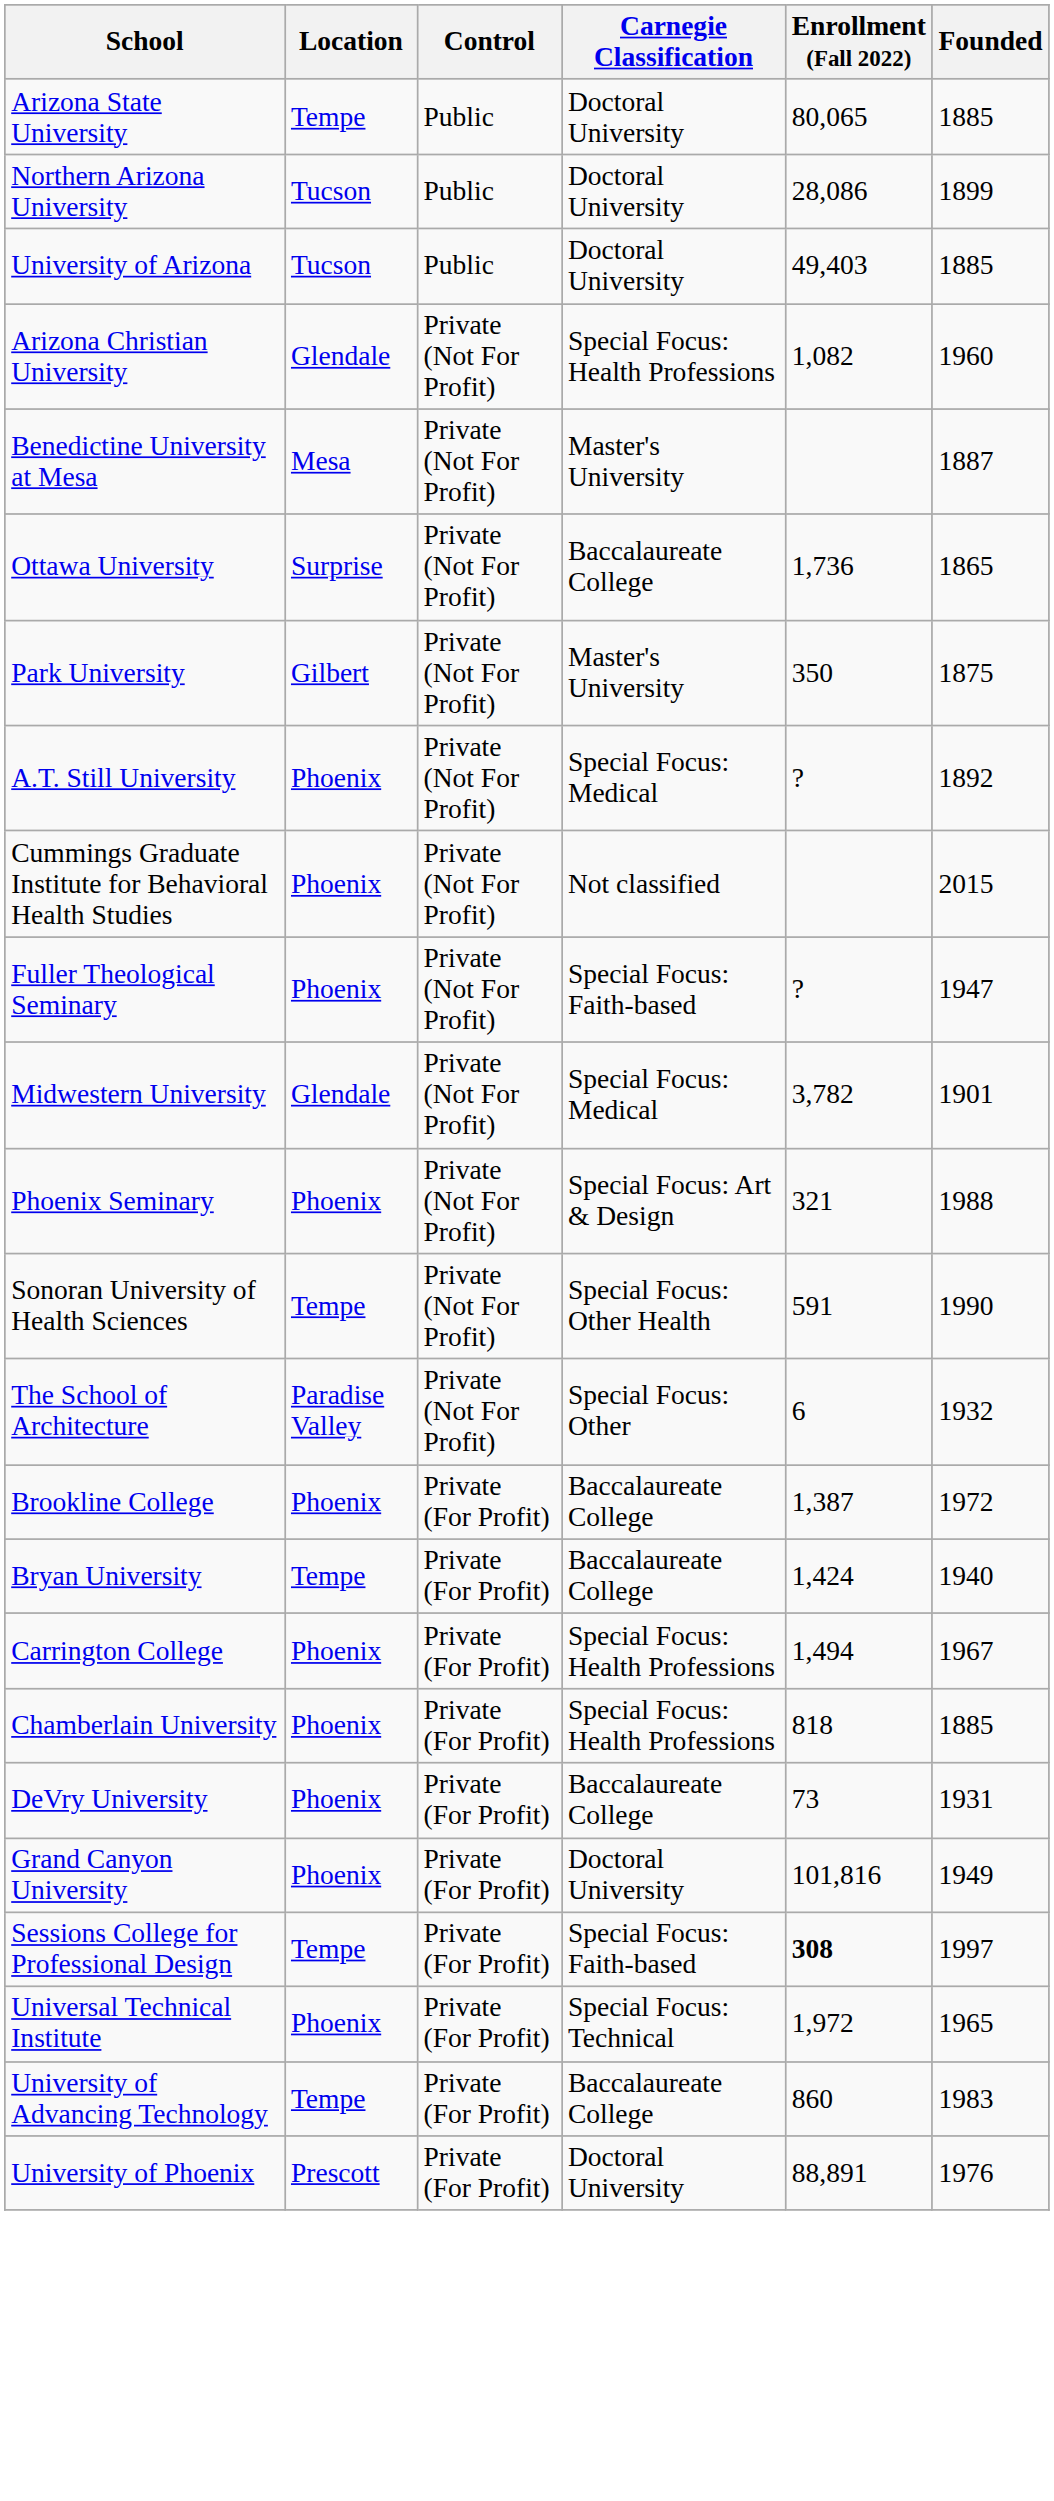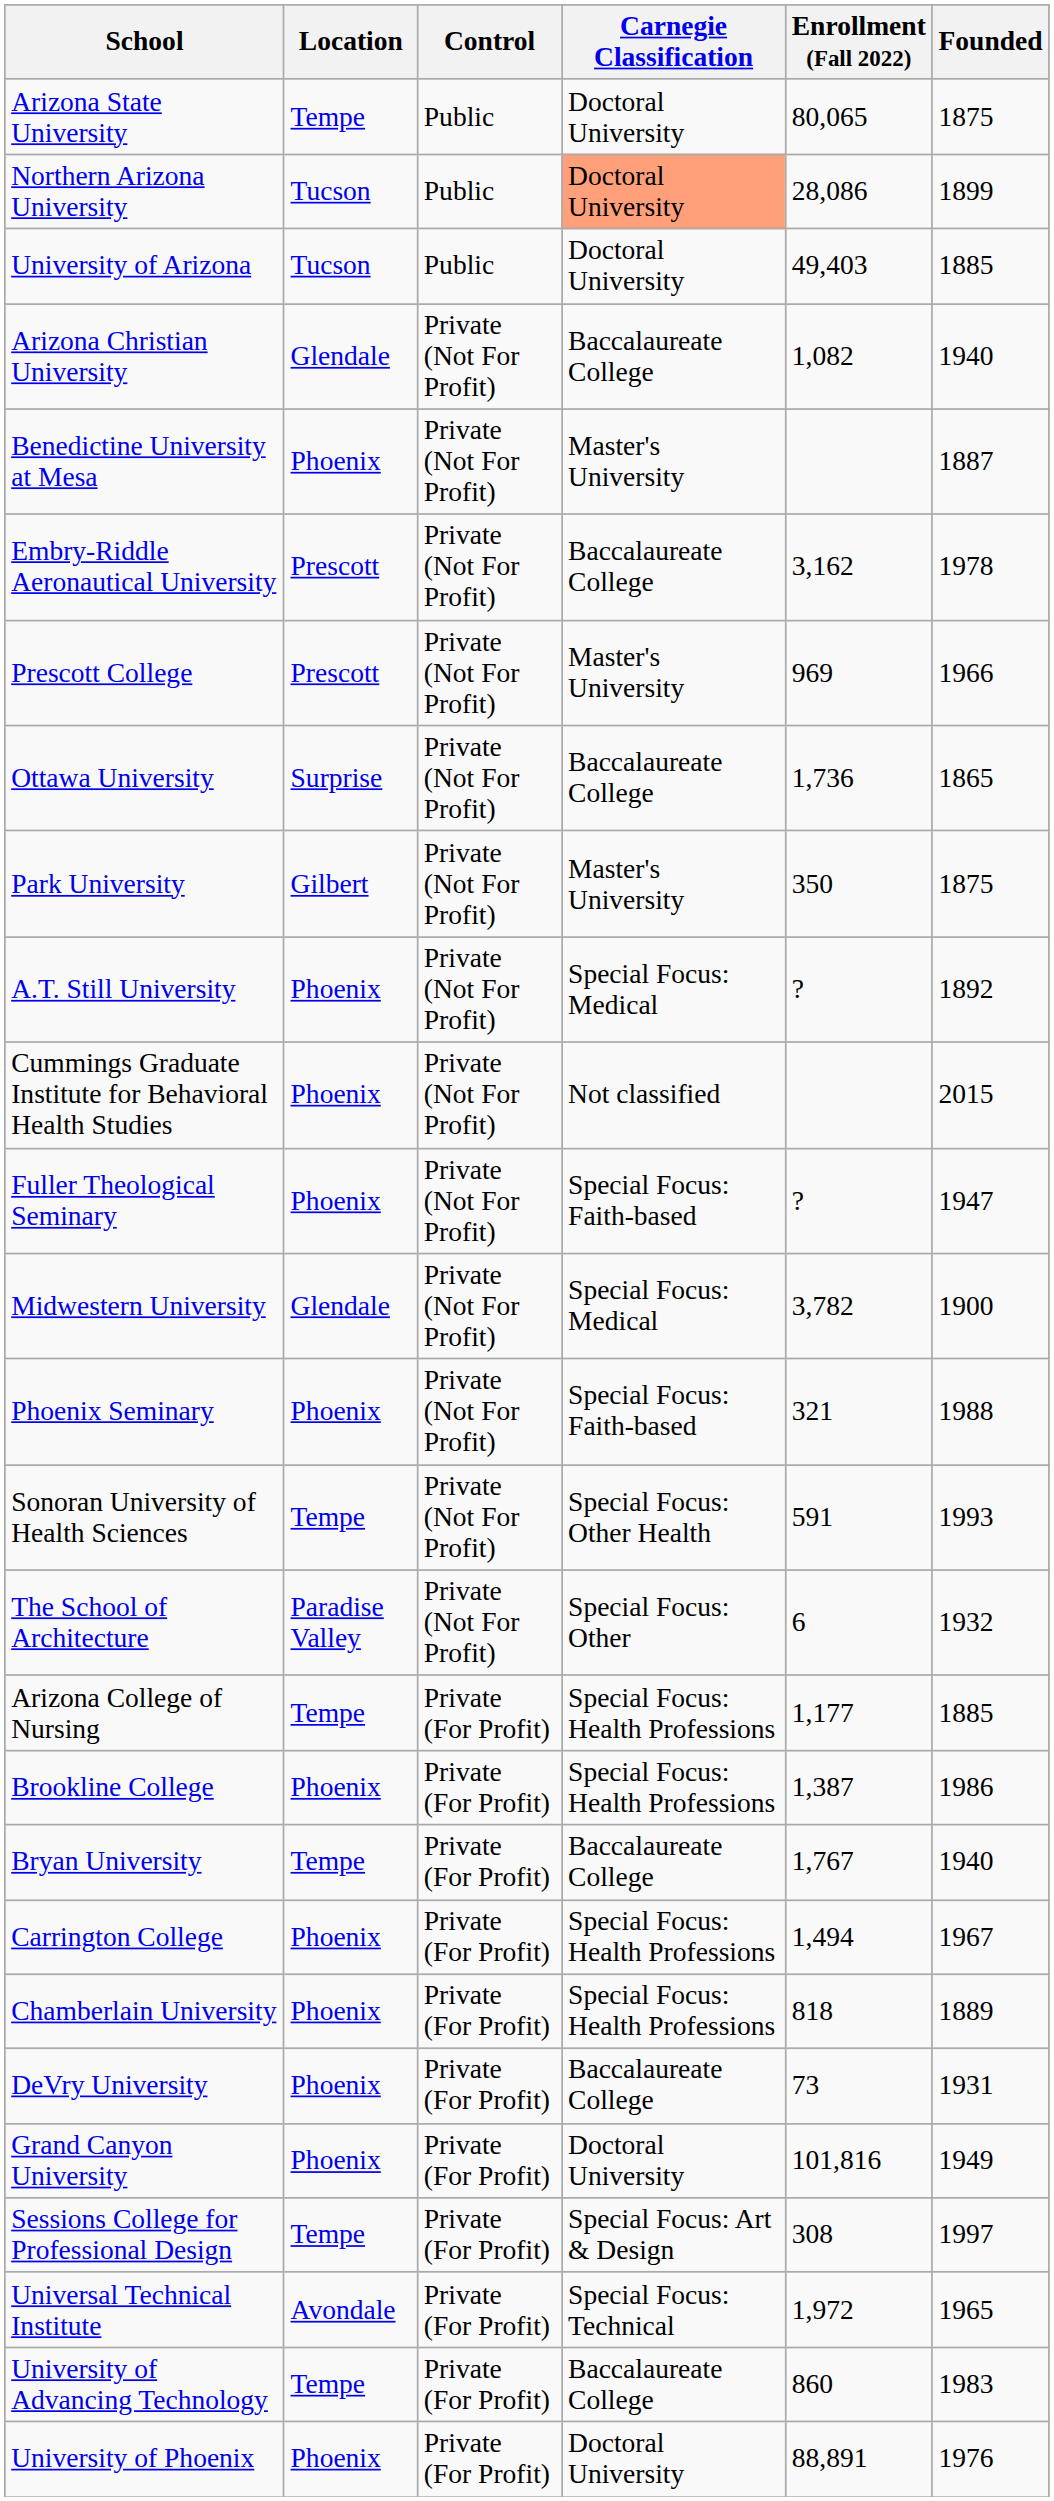(966, 116) 1885 -> (966, 116) 1875
(626, 191) no background -> (626, 191) lightsalmon background
(671, 355) Special Focus: Health Professions -> (645, 355) Baccalaureate College
(966, 355) 1960 -> (966, 355) 1940
(321, 461) Mesa -> (336, 461) Phoenix
+ row: (144, 566)
+ row: (102, 672)
(966, 1094) 1901 -> (966, 1305) 1900
(670, 1200) Special Focus: Art & Design -> (649, 1411) Special Focus: Faith-based
(966, 1305) 1990 -> (966, 1516) 1993
+ row: (117, 1712)
(645, 1501) Baccalaureate College -> (672, 1787) Special Focus: Health Professions
(966, 1501) 1972 -> (966, 1787) 1986
(823, 1576) 1,424 -> (823, 1861) 1,767
(966, 1725) 1885 -> (966, 2010) 1889
(649, 1949) Special Focus: Faith-based -> (670, 2234) Special Focus: Art & Design
(812, 1949) bold -> (812, 2234) normal
(336, 2023) Phoenix -> (343, 2309) Avondale
(335, 2172) Prescott -> (336, 2458) Phoenix
